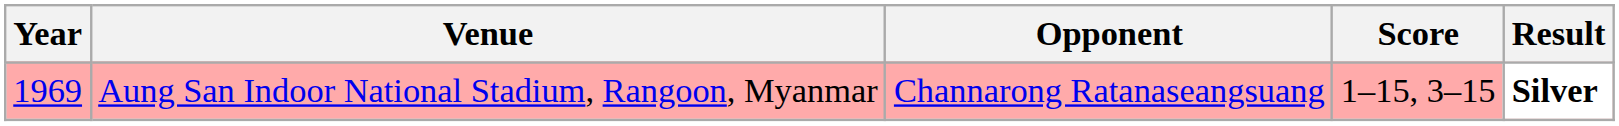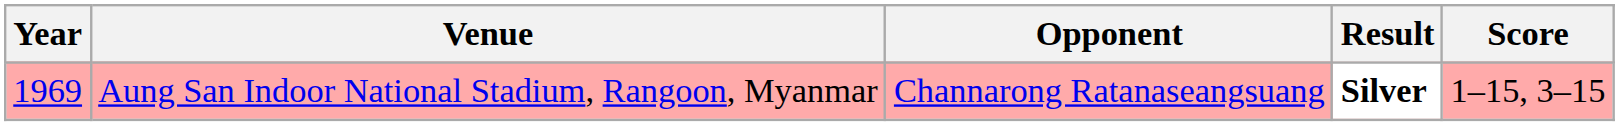columns swapped: (1418, 33) <-> (1559, 33)
